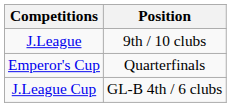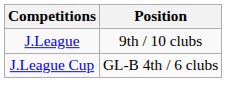- row: (54, 65)
